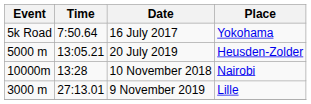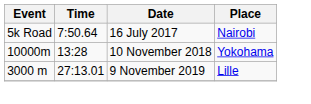(245, 33) Yokohama -> (236, 33) Nairobi
- row: (144, 52)
(236, 71) Nairobi -> (245, 52) Yokohama
